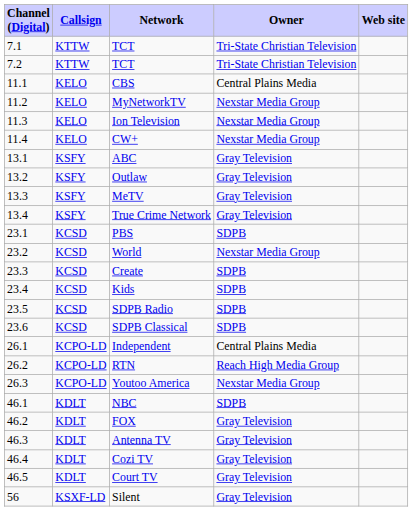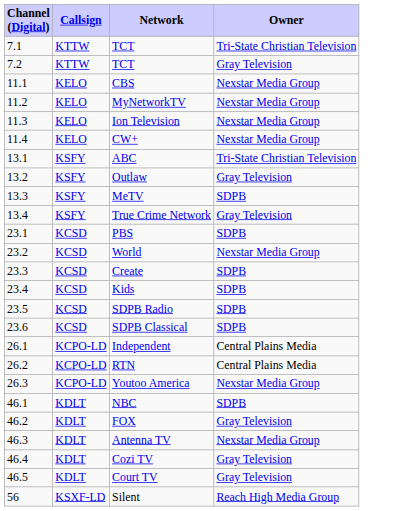- column: (383, 20)
(286, 64) Tri-State Christian Television -> (254, 64) Gray Television
(266, 83) Central Plains Media -> (268, 83) Nexstar Media Group
(254, 158) Gray Television -> (286, 158) Tri-State Christian Television
(254, 196) Gray Television -> (231, 196) SDPB
(278, 365) Reach High Media Group -> (266, 365) Central Plains Media
(254, 440) Gray Television -> (268, 440) Nexstar Media Group
(254, 496) Gray Television -> (278, 496) Reach High Media Group
